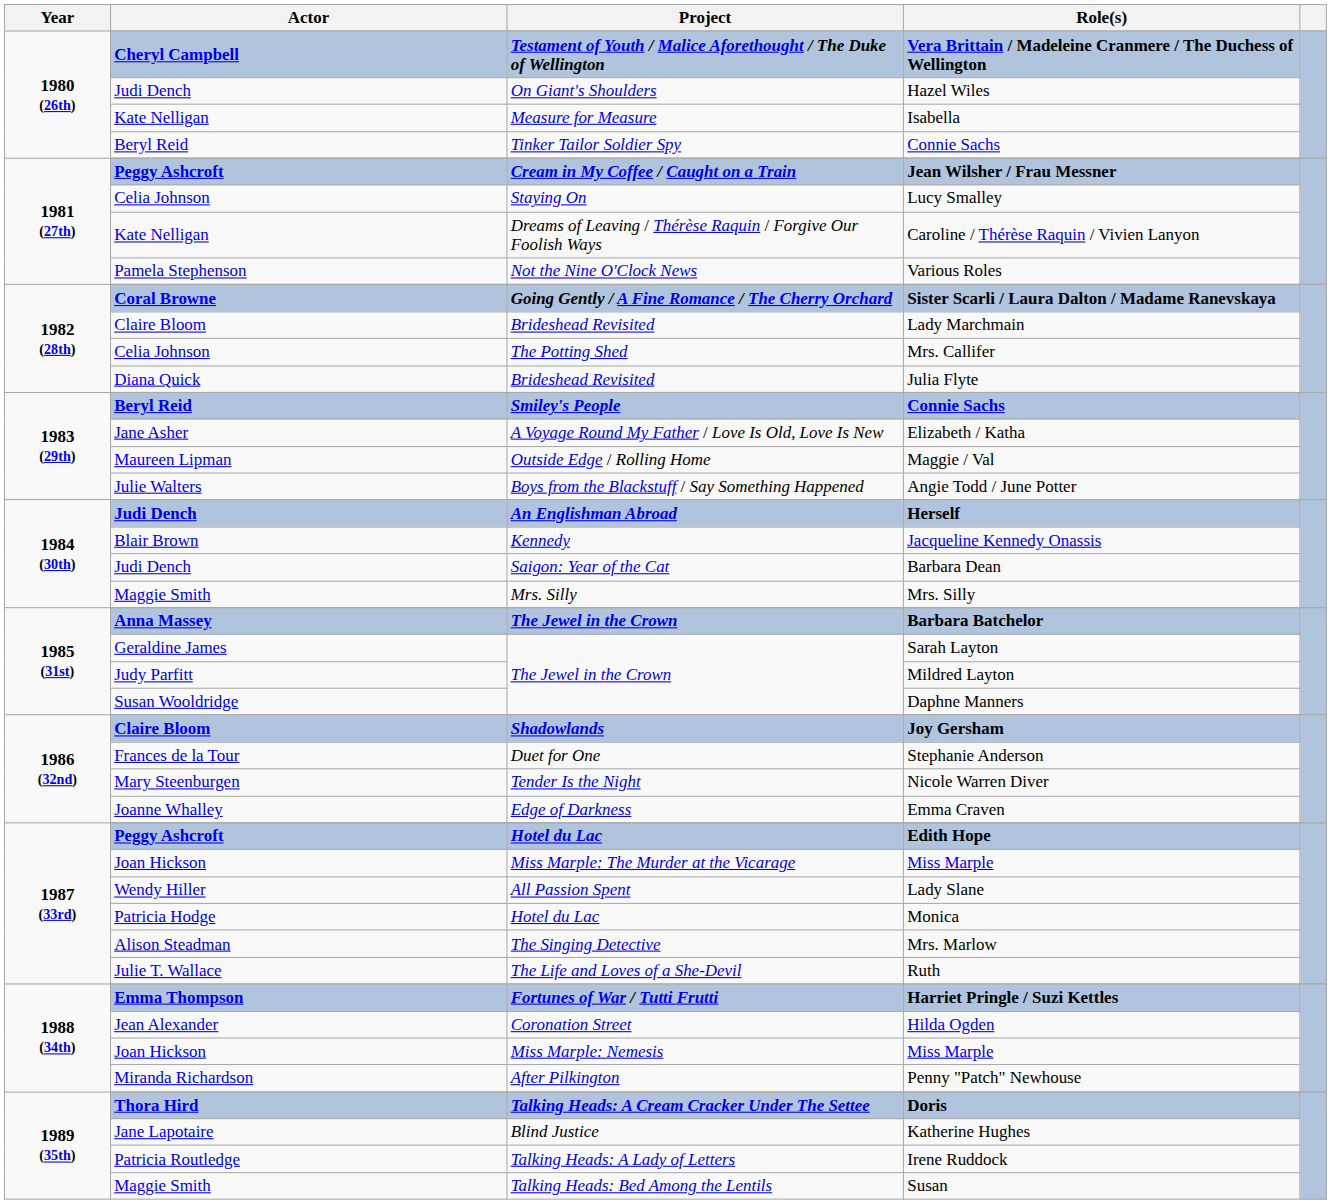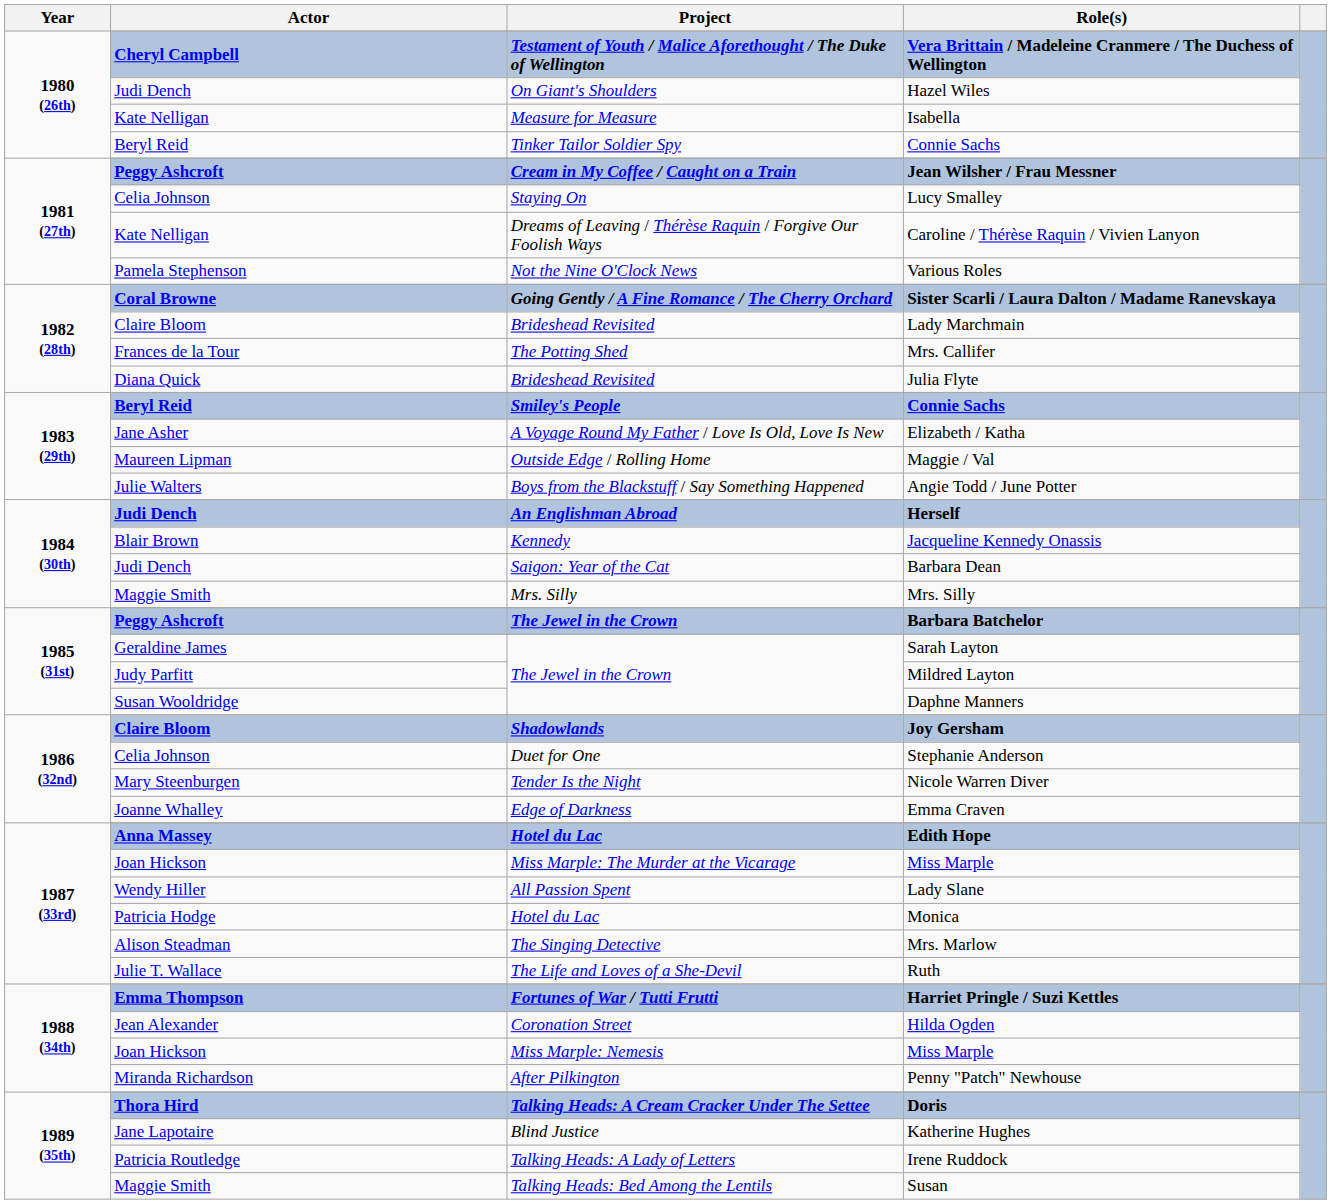(162, 351) Celia Johnson -> (177, 351) Frances de la Tour
(163, 620) Anna Massey -> (169, 620) Peggy Ashcroft
(177, 755) Frances de la Tour -> (162, 755) Celia Johnson
(169, 836) Peggy Ashcroft -> (163, 836) Anna Massey
